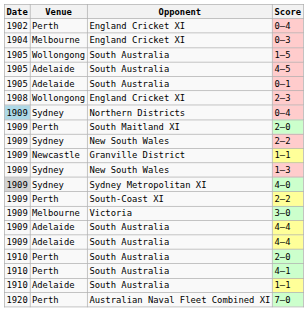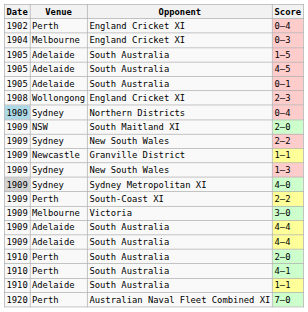(59, 55) Wollongong -> (53, 55) Adelaide
(45, 127) Perth -> (40, 127) NSW
